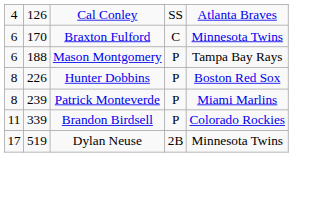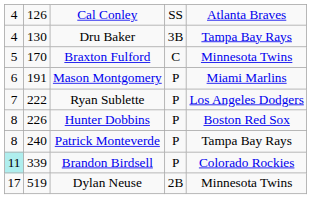+ row: (107, 36)
(14, 36) 6 -> (14, 57) 5
(37, 57) 188 -> (37, 78) 191
(237, 57) Tampa Bay Rays -> (247, 78) Miami Marlins
+ row: (107, 99)
(37, 99) 239 -> (37, 141) 240
(237, 99) Miami Marlins -> (247, 141) Tampa Bay Rays
(14, 120) no background -> (14, 162) paleturquoise background
